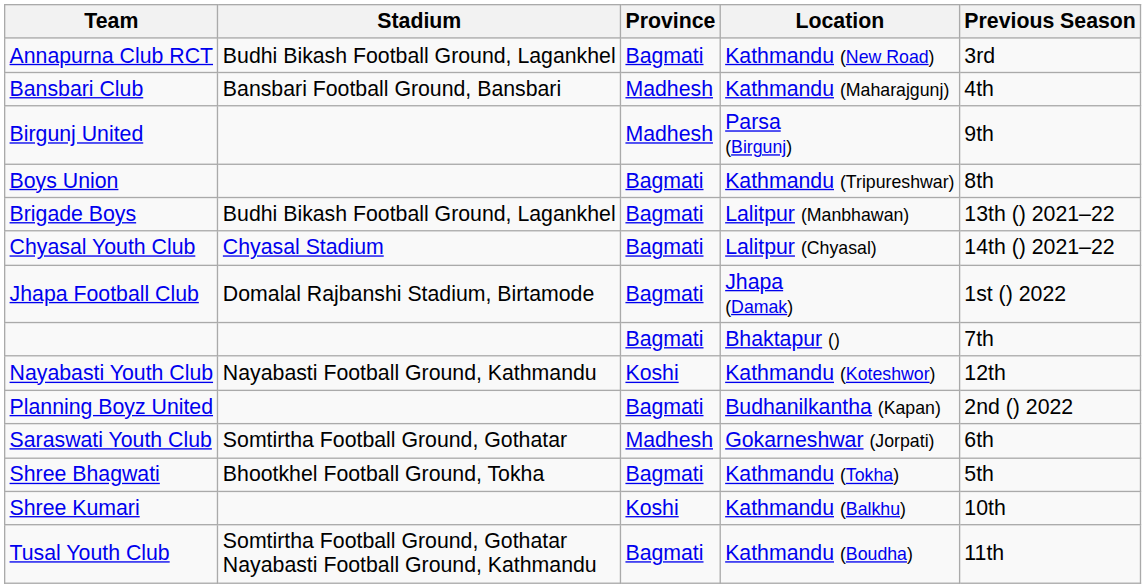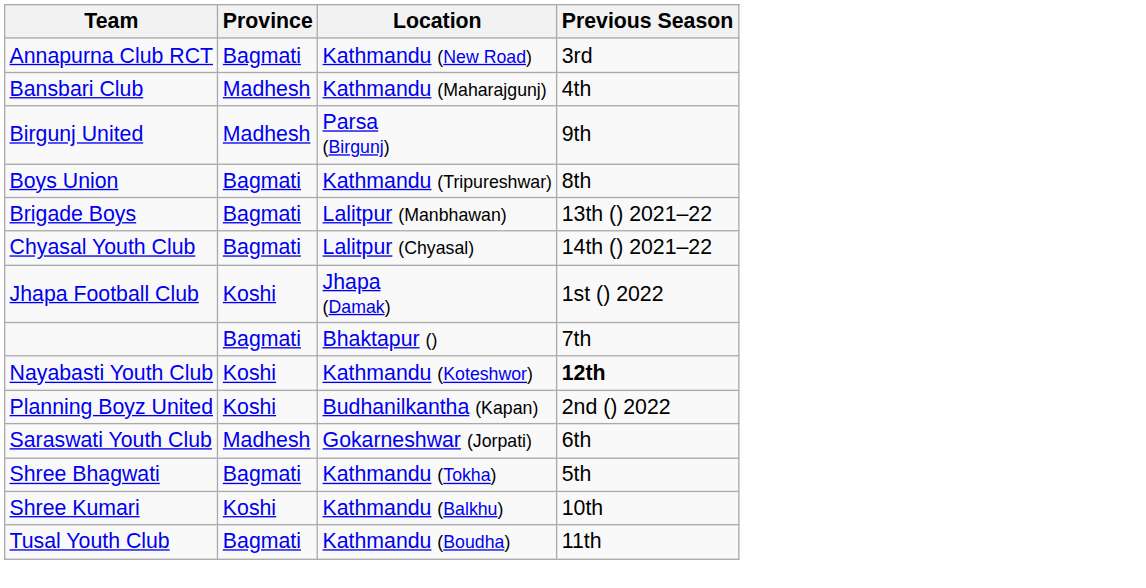- column: (419, 21)
(664, 293) Bagmati -> (249, 293) Koshi
(985, 372) normal -> (584, 372) bold
(664, 406) Bagmati -> (249, 406) Koshi
